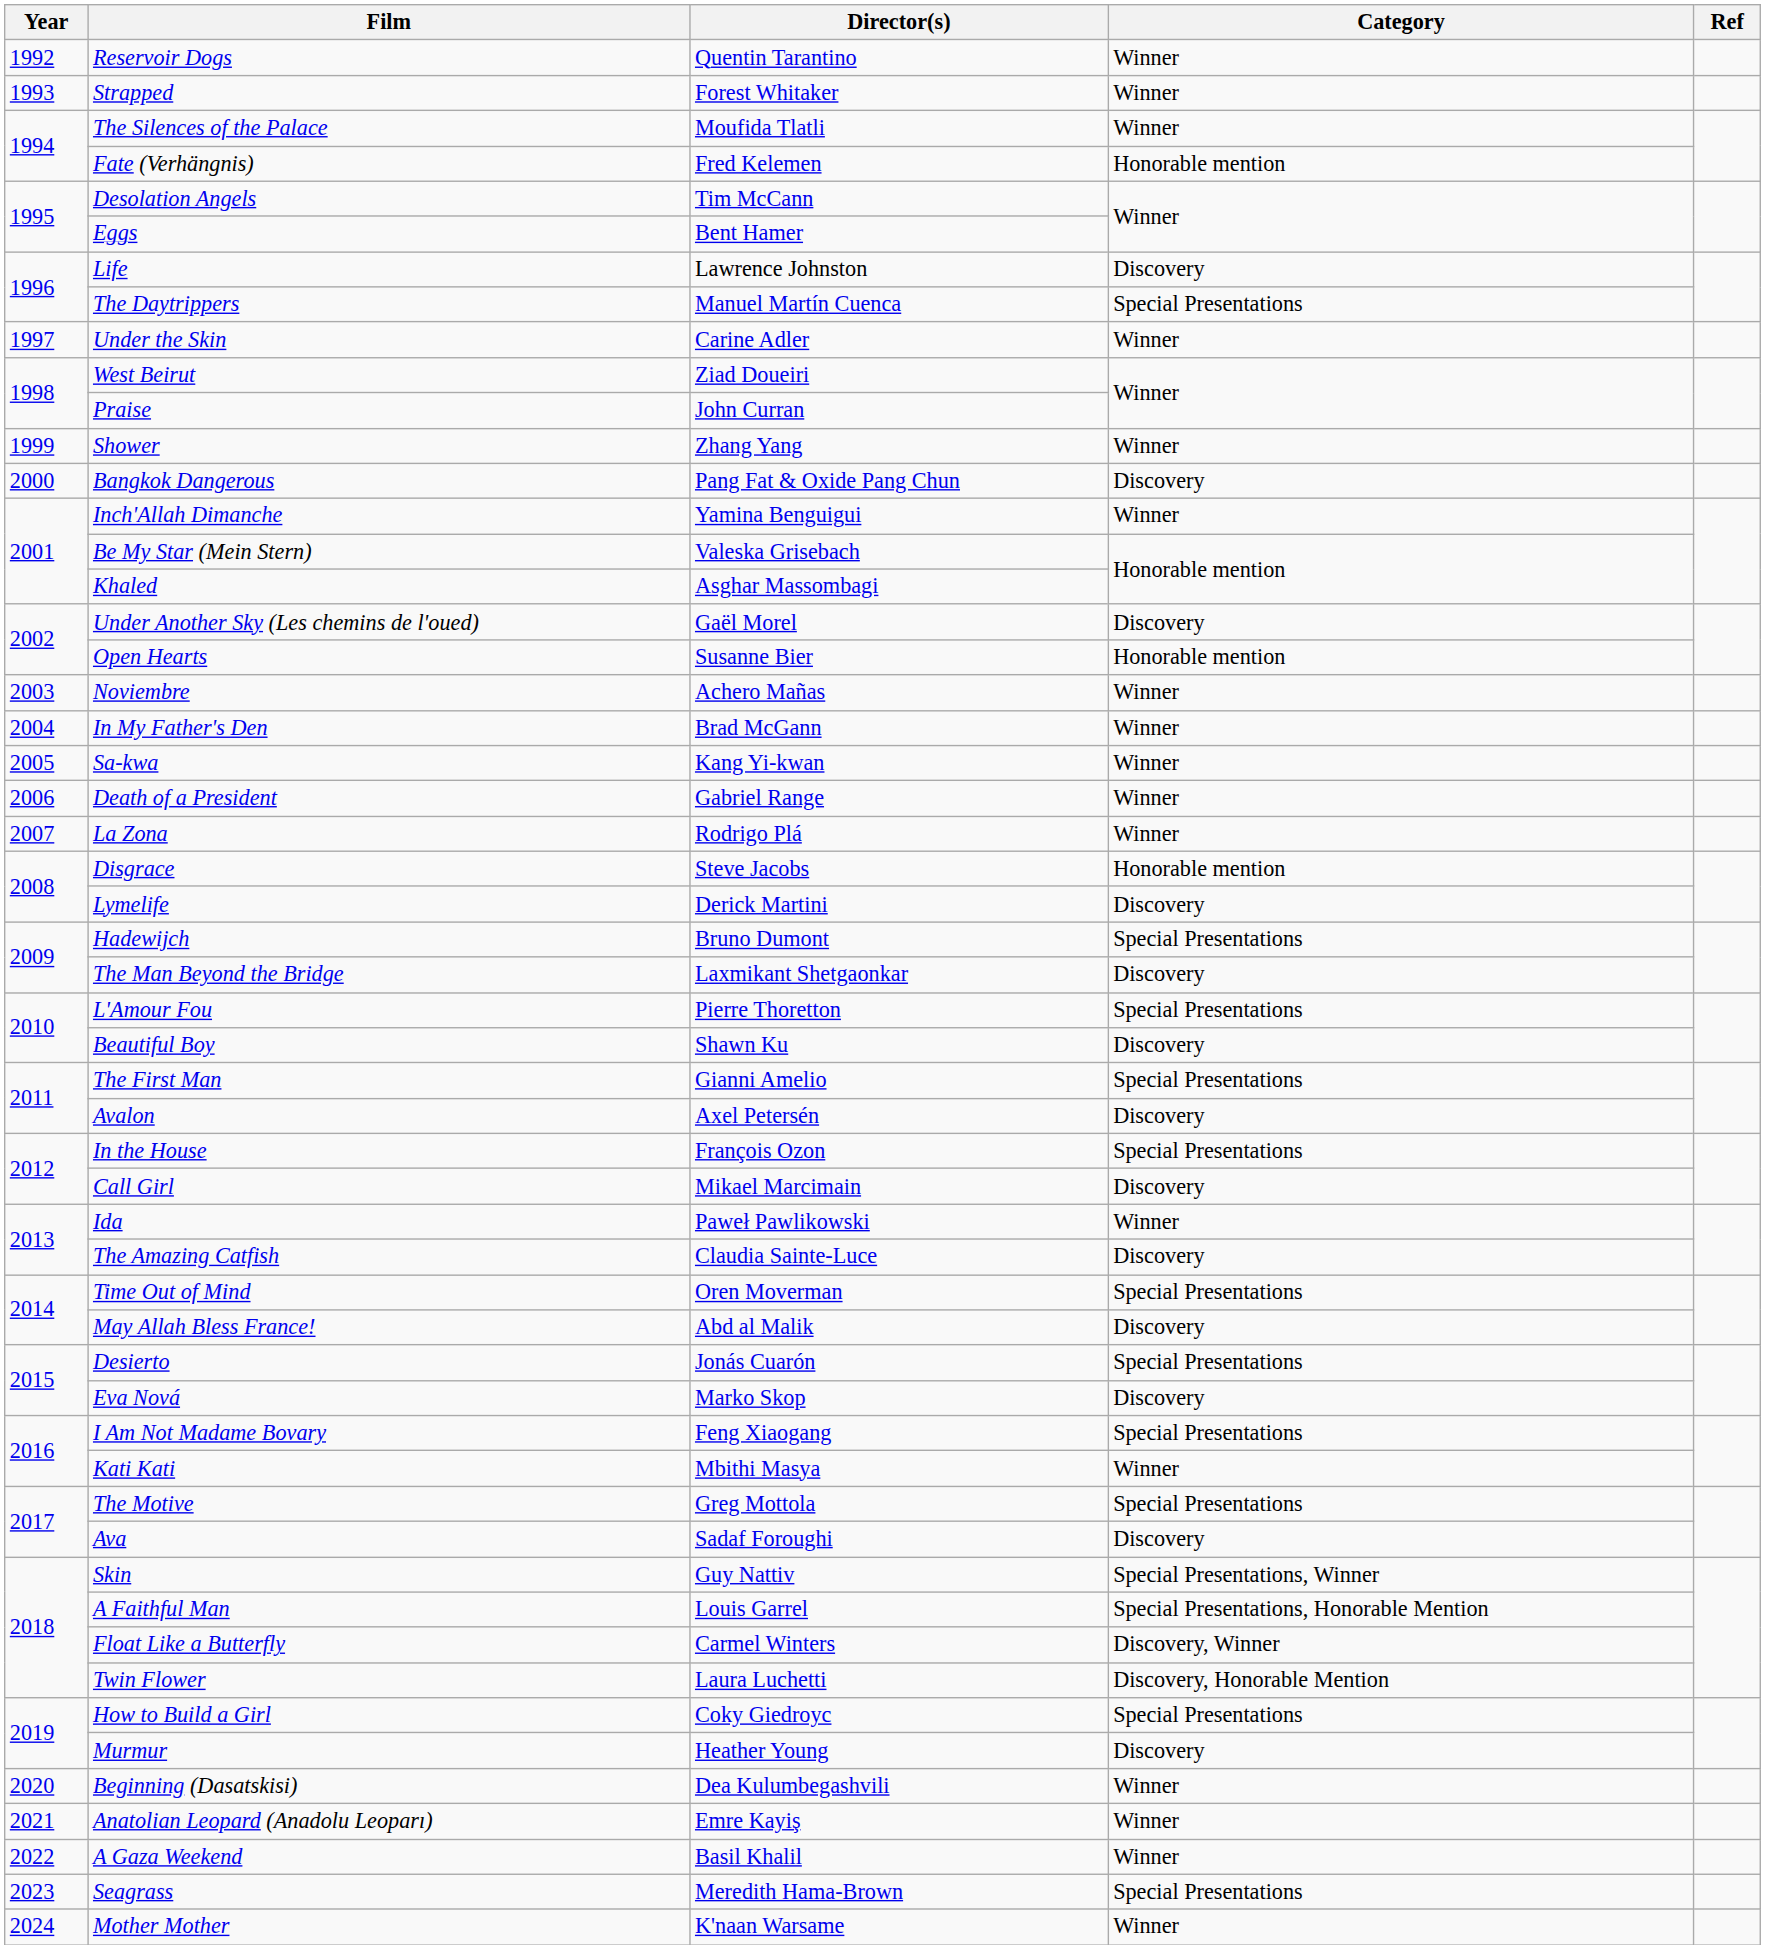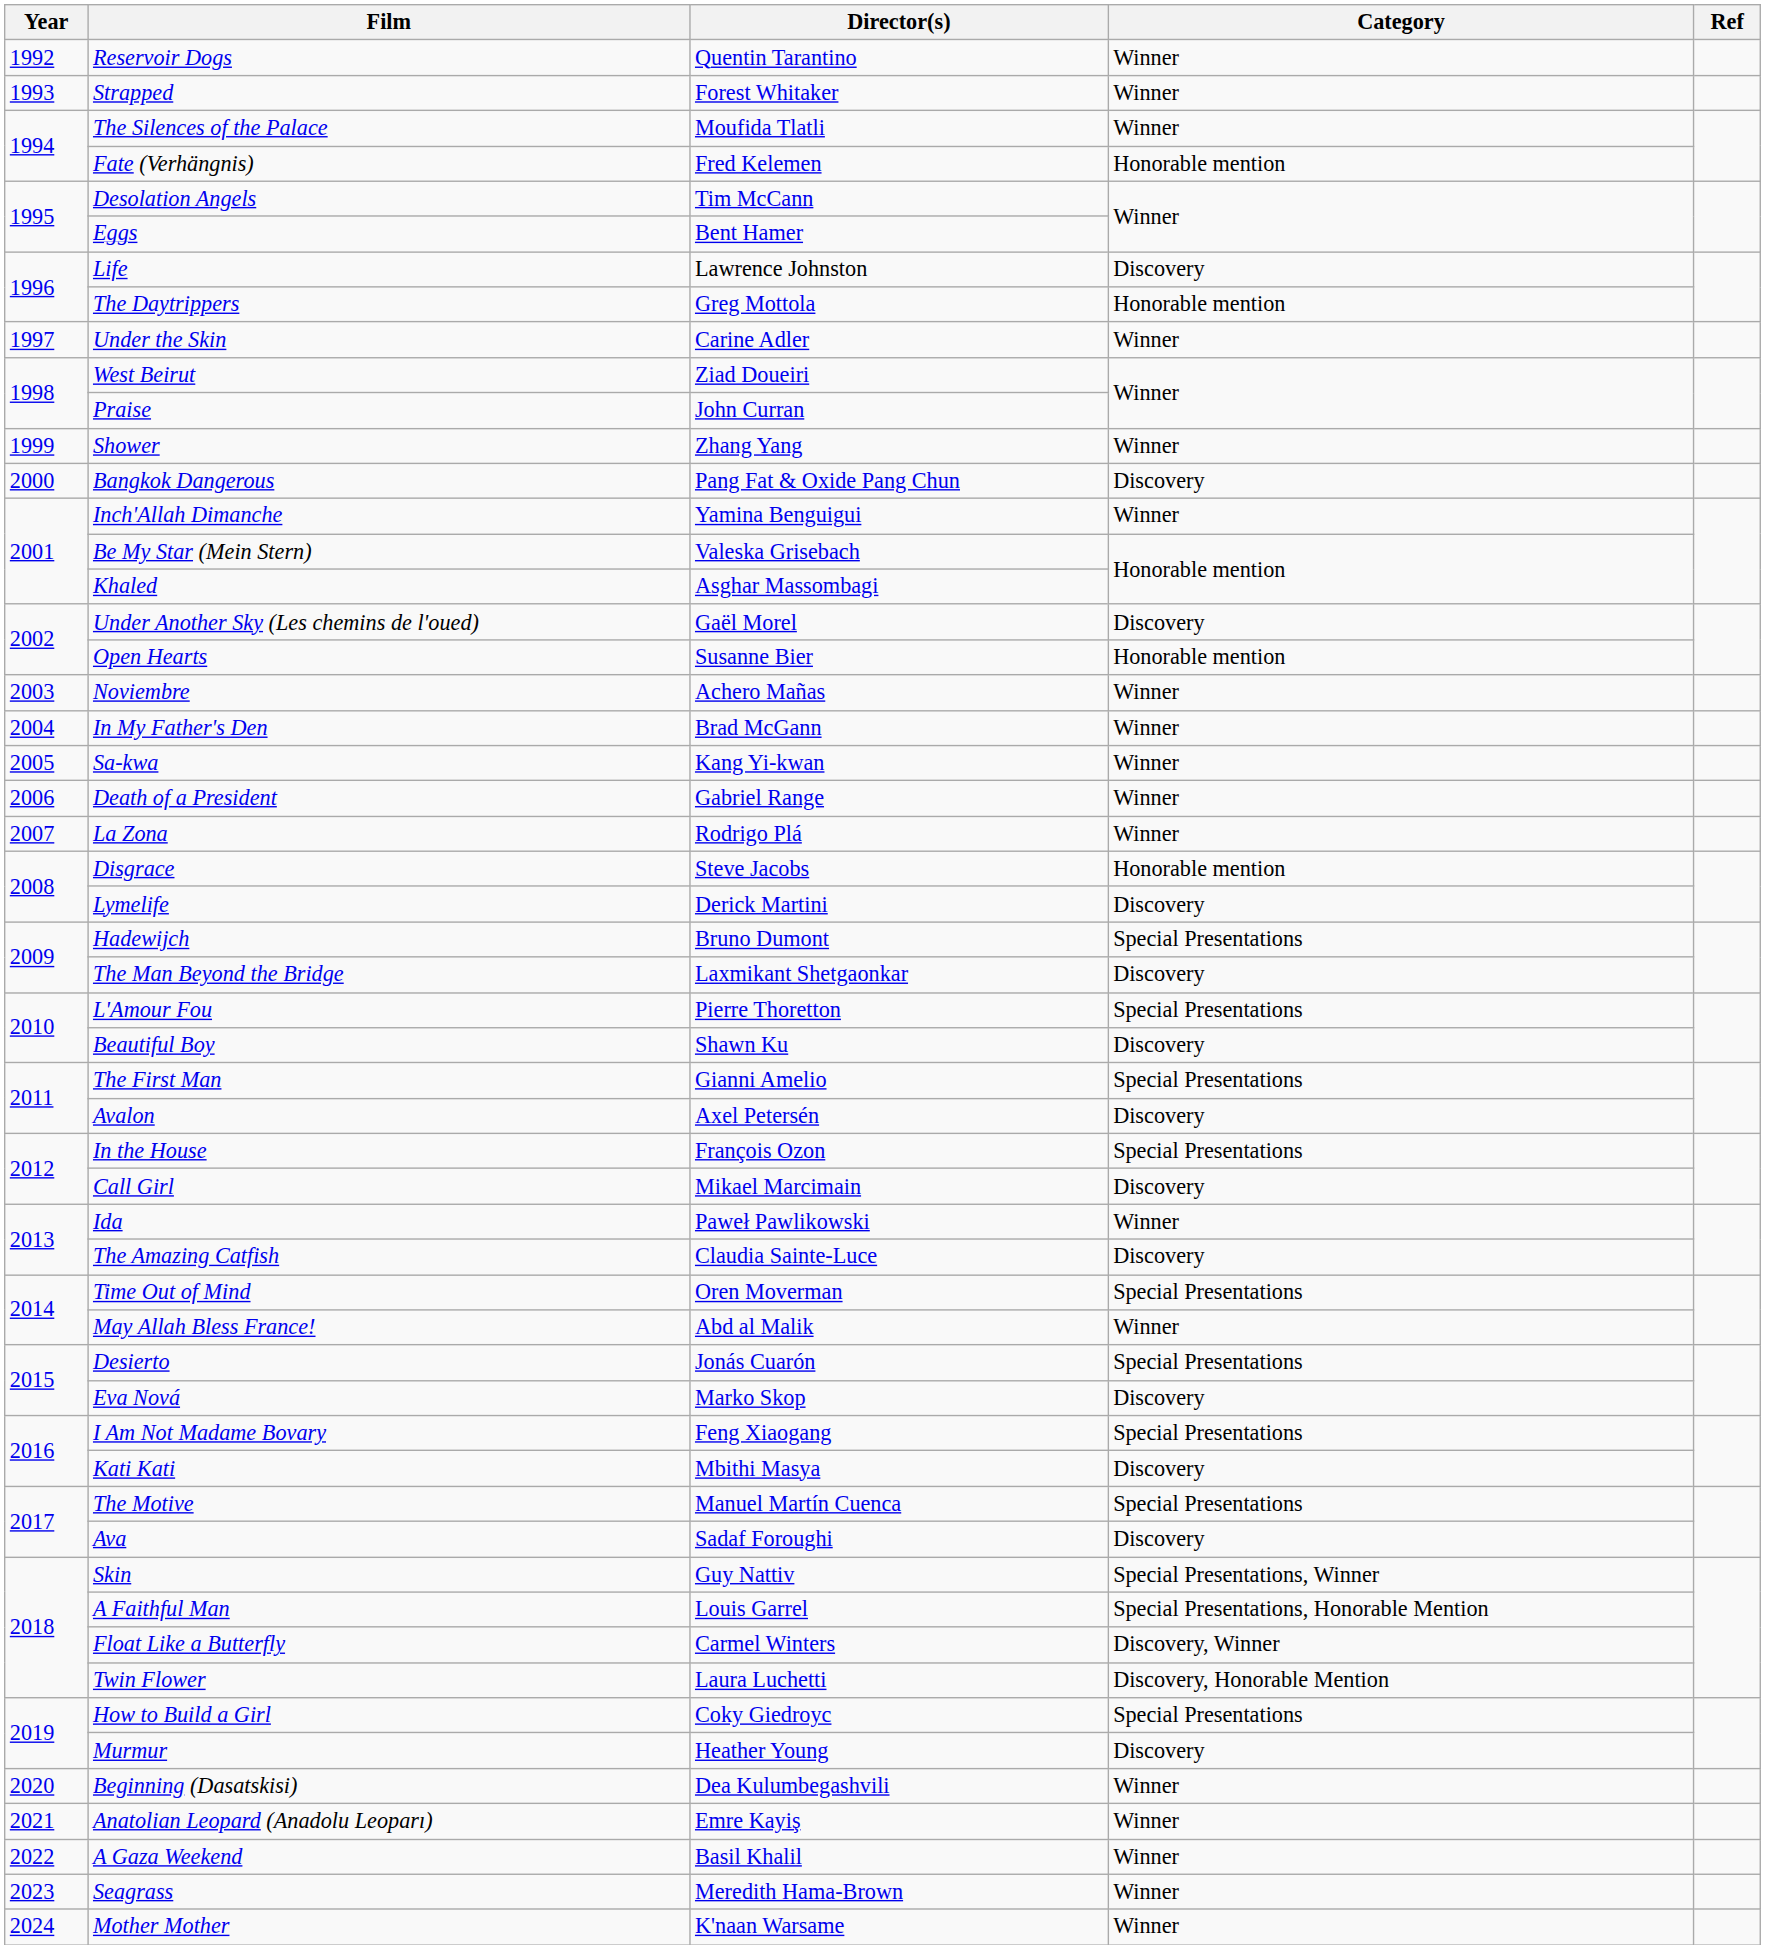(798, 304) Manuel Martín Cuenca -> (755, 304) Greg Mottola
(1208, 304) Special Presentations -> (1199, 304) Honorable mention
(1159, 1327) Discovery -> (1146, 1327) Winner
(1146, 1468) Winner -> (1159, 1468) Discovery
(755, 1503) Greg Mottola -> (798, 1503) Manuel Martín Cuenca
(1208, 1891) Special Presentations -> (1146, 1891) Winner
